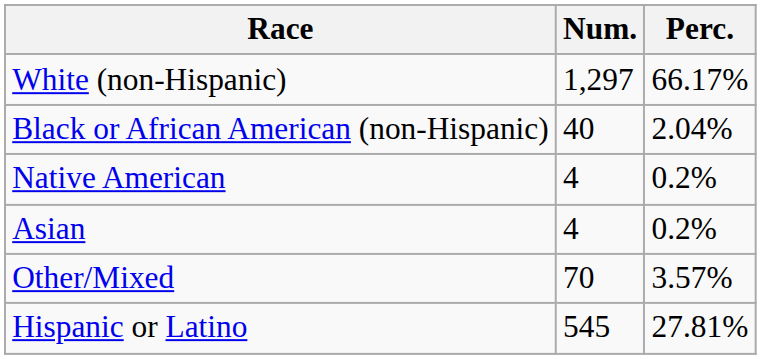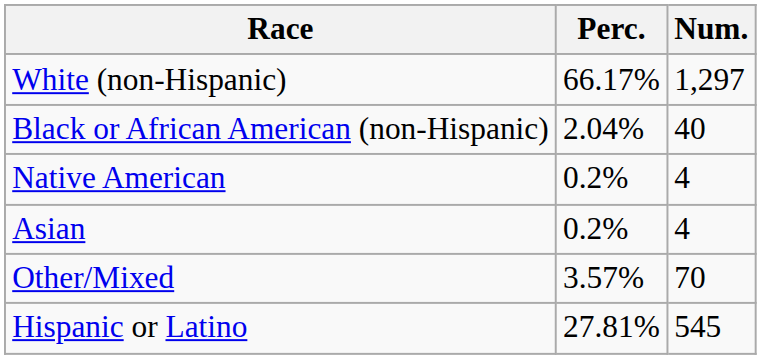columns swapped: (600, 29) <-> (700, 29)
